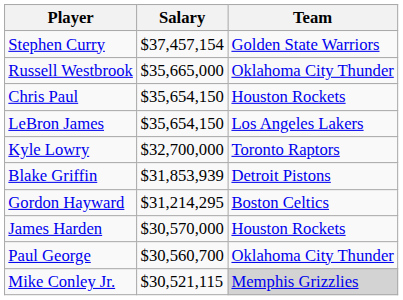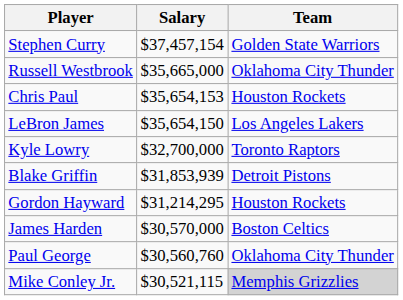(182, 96) $35,654,150 -> (182, 96) $35,654,153
(280, 202) Boston Celtics -> (289, 202) Houston Rockets
(289, 228) Houston Rockets -> (280, 228) Boston Celtics
(182, 255) $30,560,700 -> (182, 255) $30,560,760
